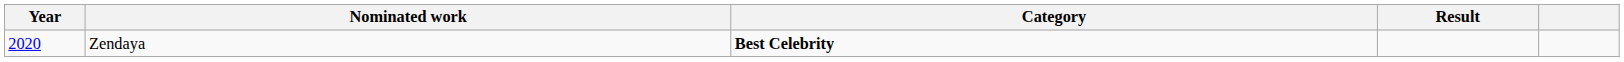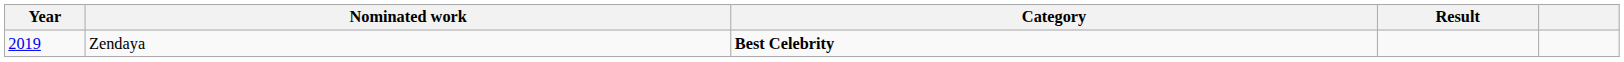(25, 43) 2020 -> (25, 43) 2019
